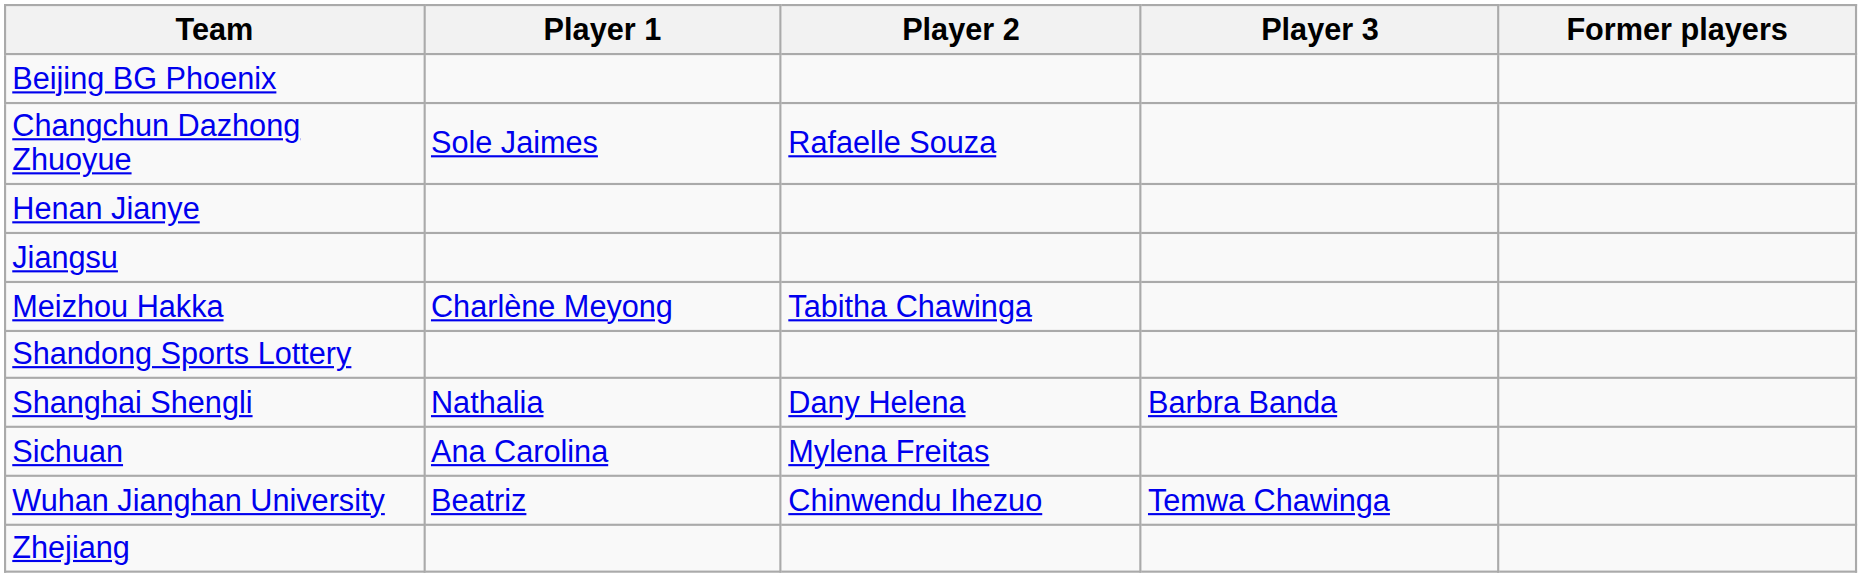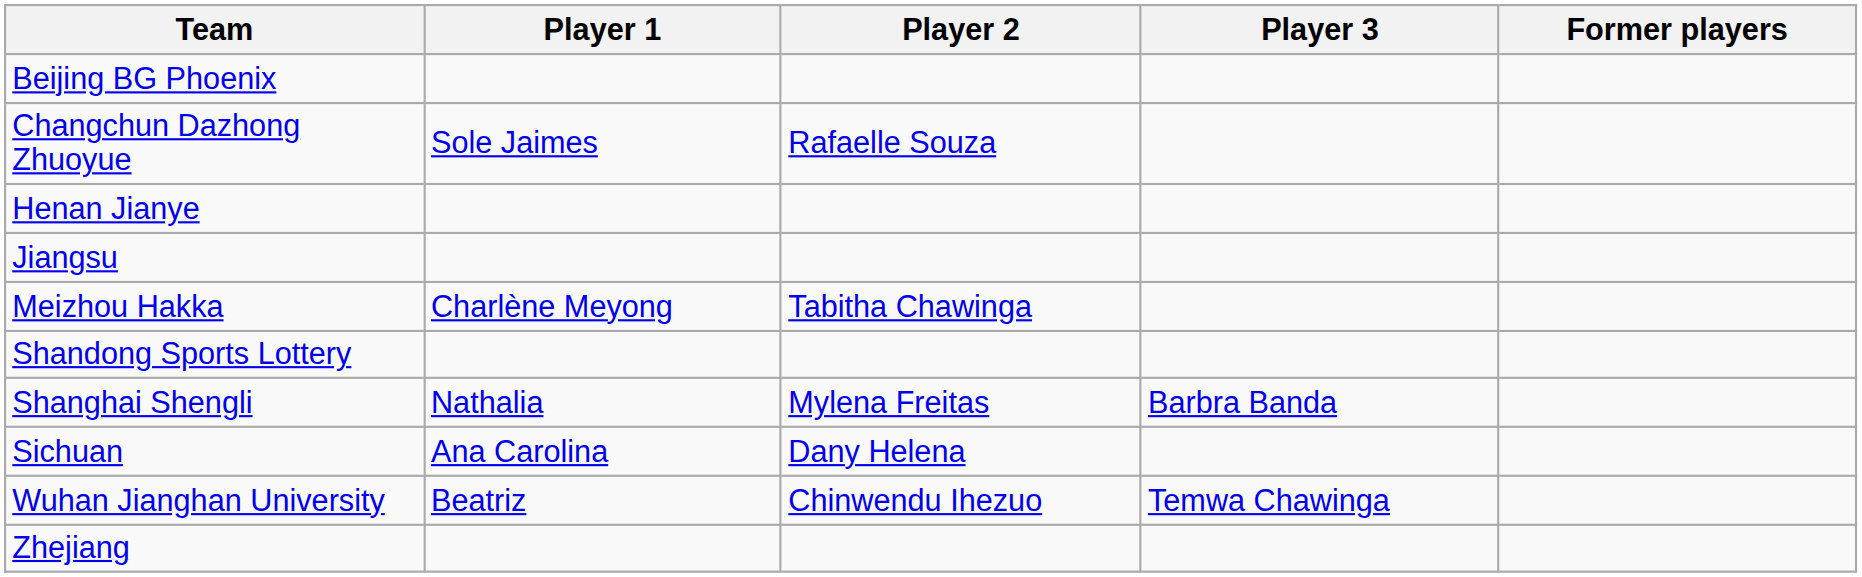(877, 403) Dany Helena -> (889, 403) Mylena Freitas
(889, 451) Mylena Freitas -> (877, 451) Dany Helena
